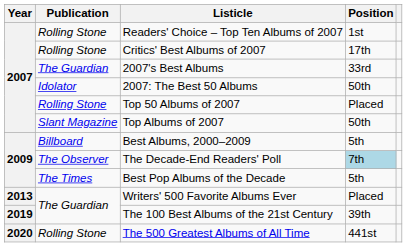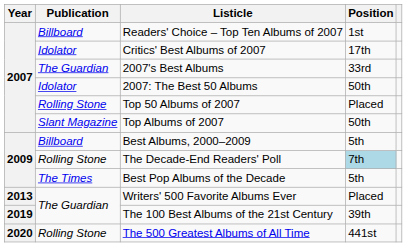(72, 31) Rolling Stone -> (60, 31) Billboard
(72, 50) Rolling Stone -> (57, 50) Idolator
(73, 159) The Observer -> (72, 159) Rolling Stone
